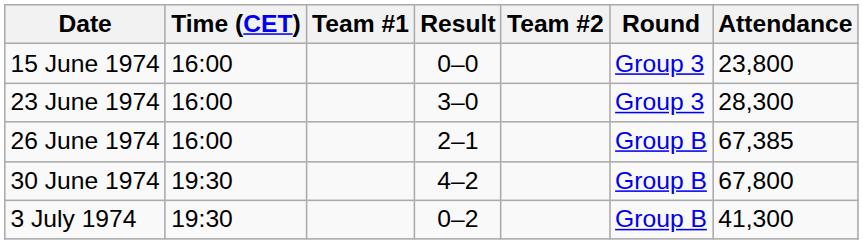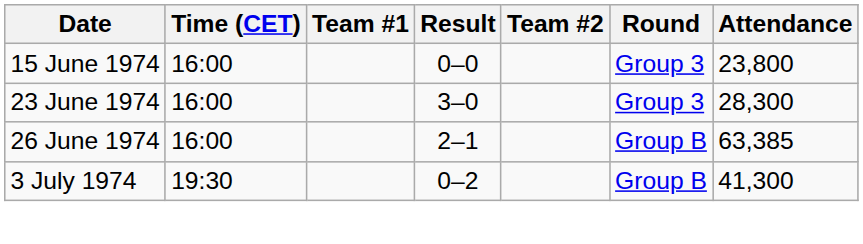(756, 141) 67,385 -> (756, 141) 63,385
- row: (85, 180)
